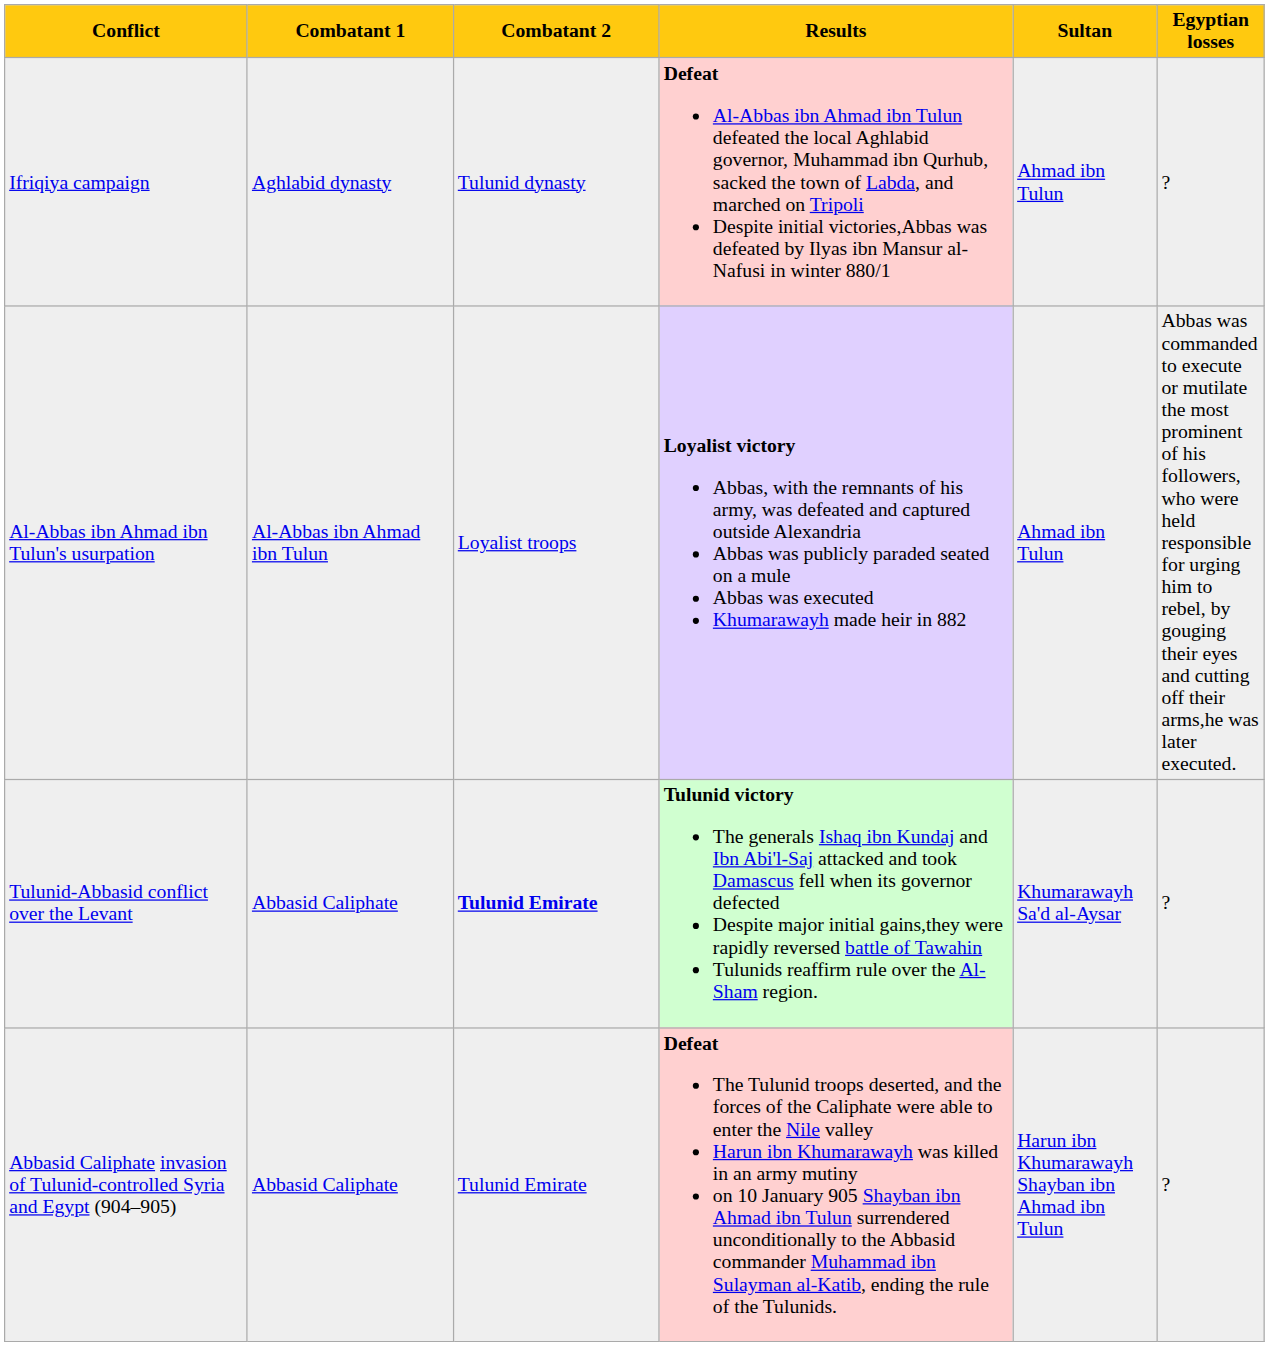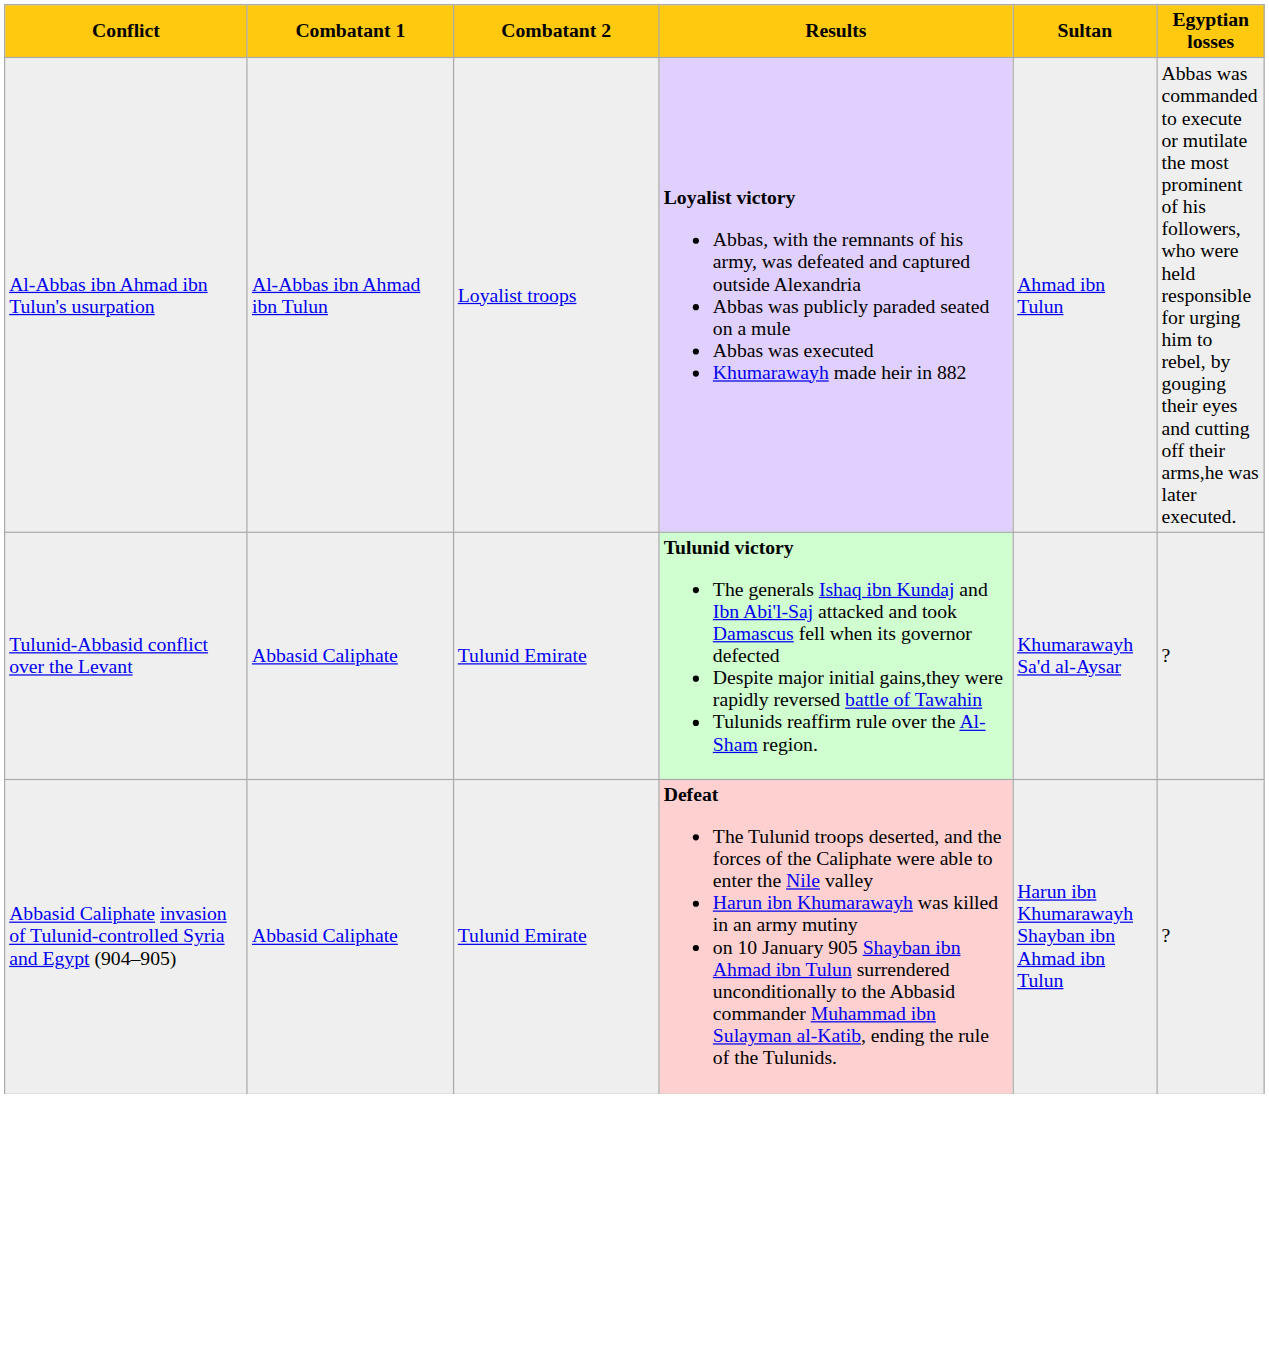- row: (79, 181)
(528, 903) bold -> (522, 655) normal
